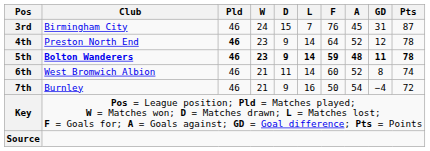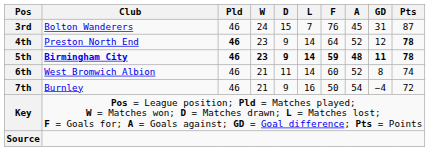(86, 27) Birmingham City -> (89, 27) Bolton Wanderers
(408, 42) normal -> (408, 42) bold
(89, 57) Bolton Wanderers -> (86, 57) Birmingham City
